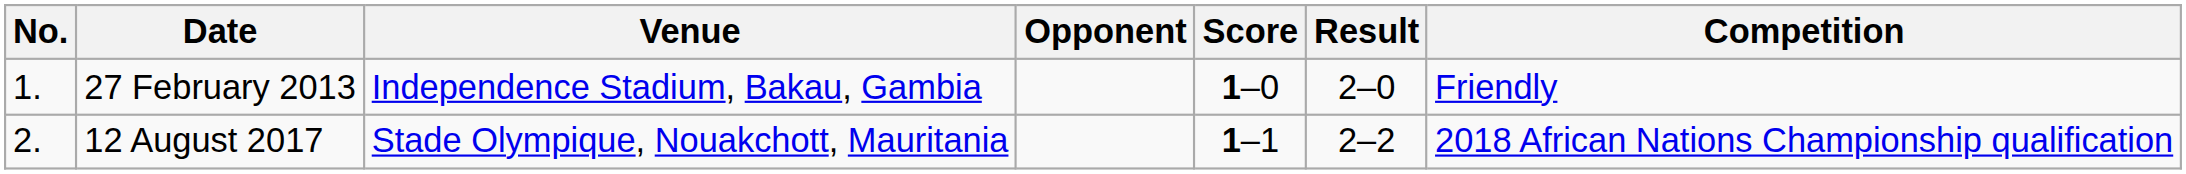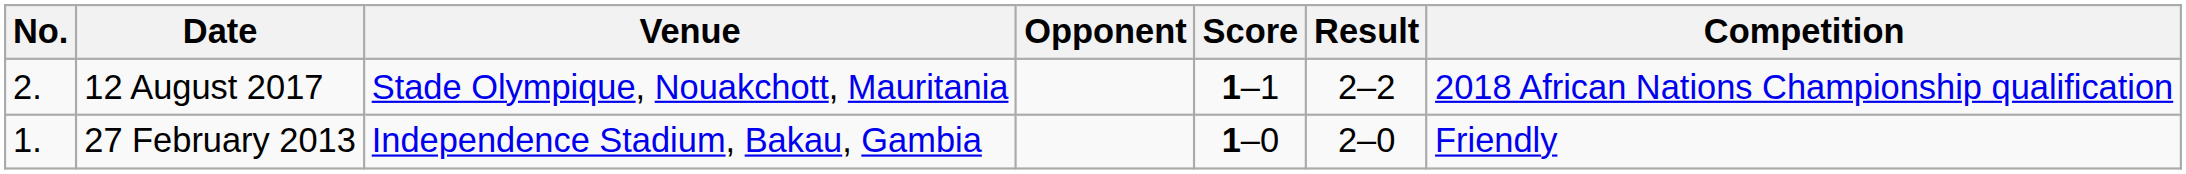rows swapped: (220, 86) <-> (204, 140)
